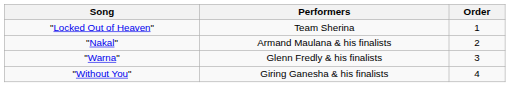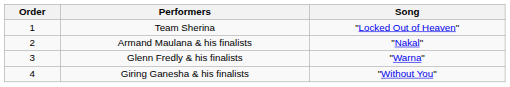columns swapped: (477, 12) <-> (102, 12)
